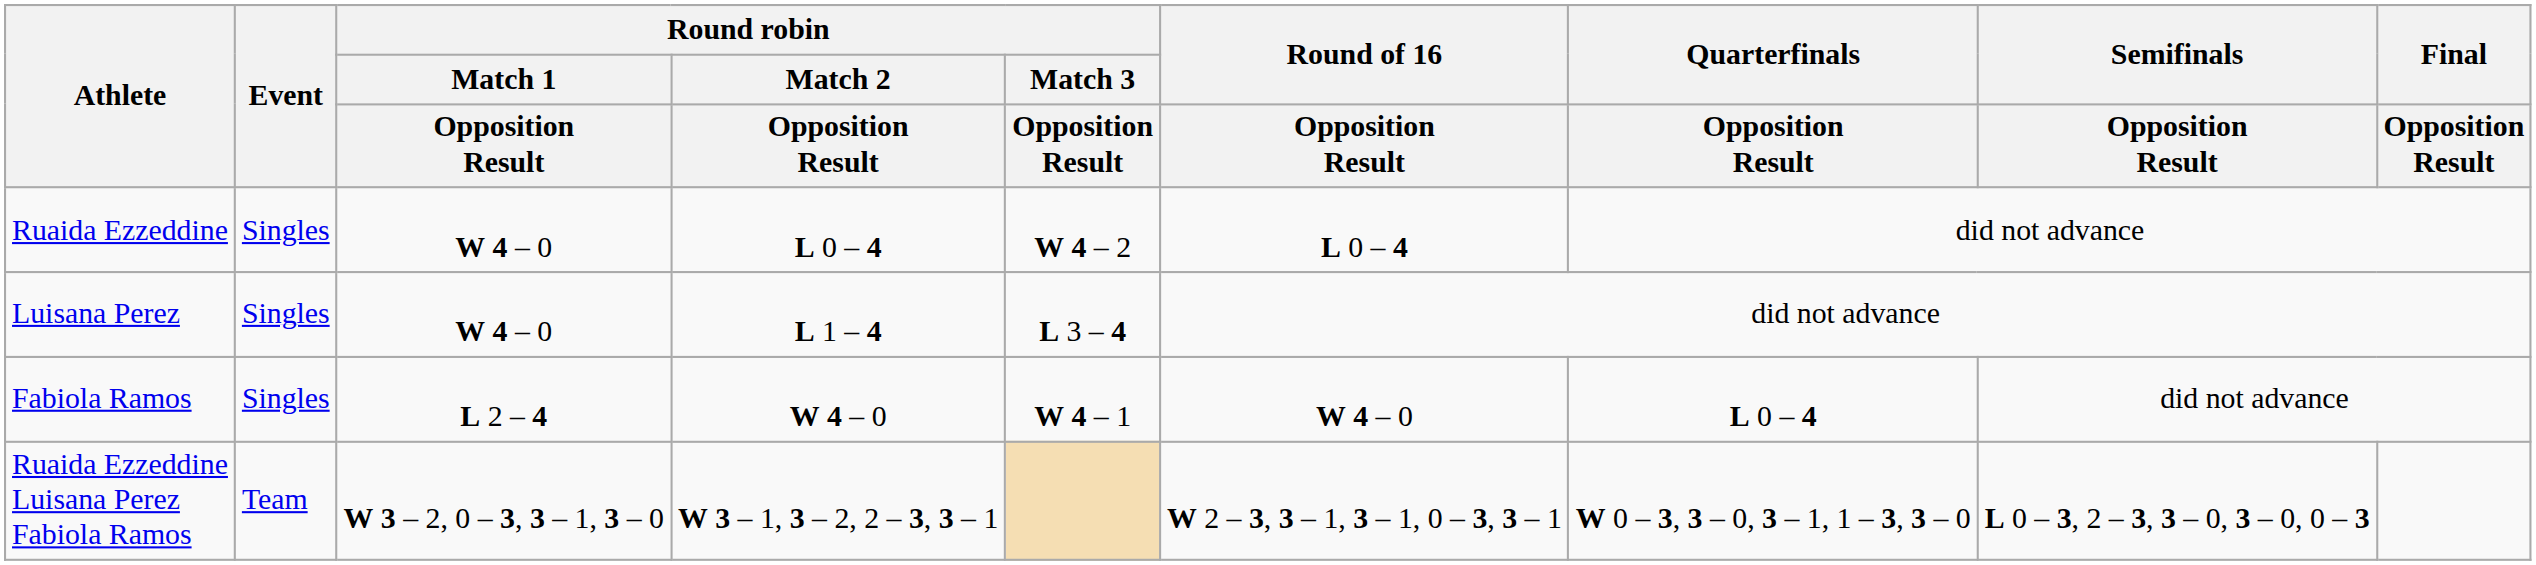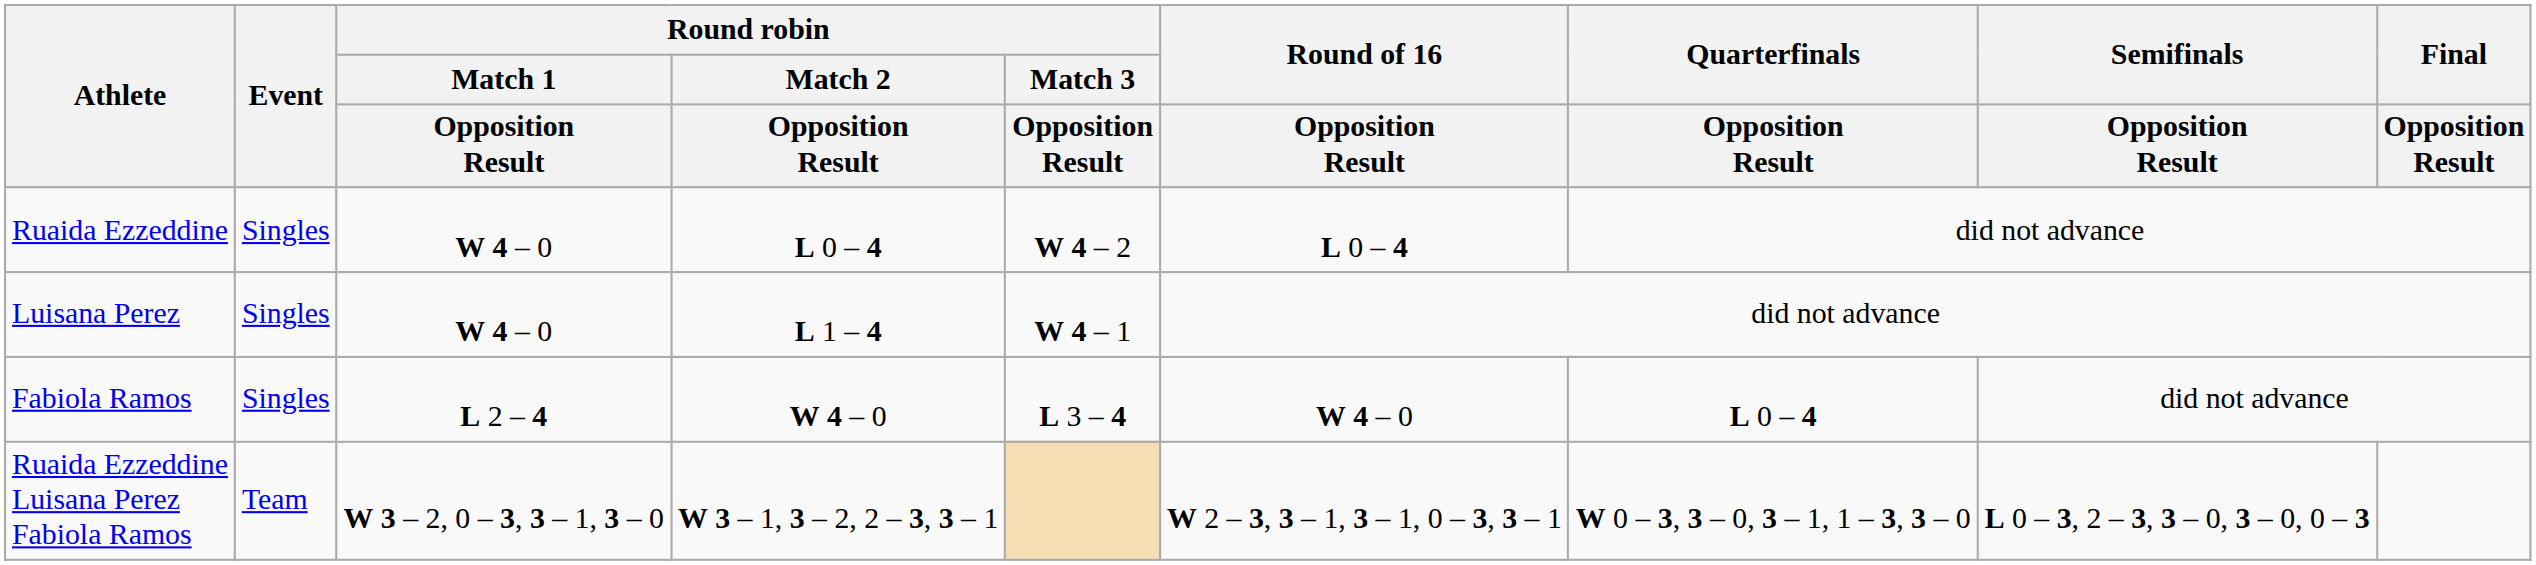(1083, 331) L 3 – 4 -> (1083, 331) W 4 – 1
(1083, 416) W 4 – 1 -> (1083, 416) L 3 – 4
